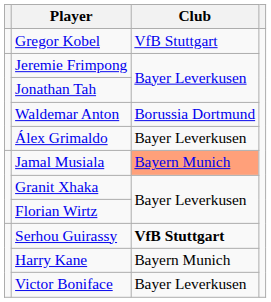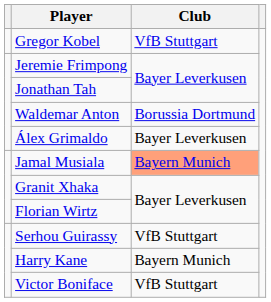(179, 235) bold -> (176, 235) normal
(190, 284) Bayer Leverkusen -> (176, 284) VfB Stuttgart
